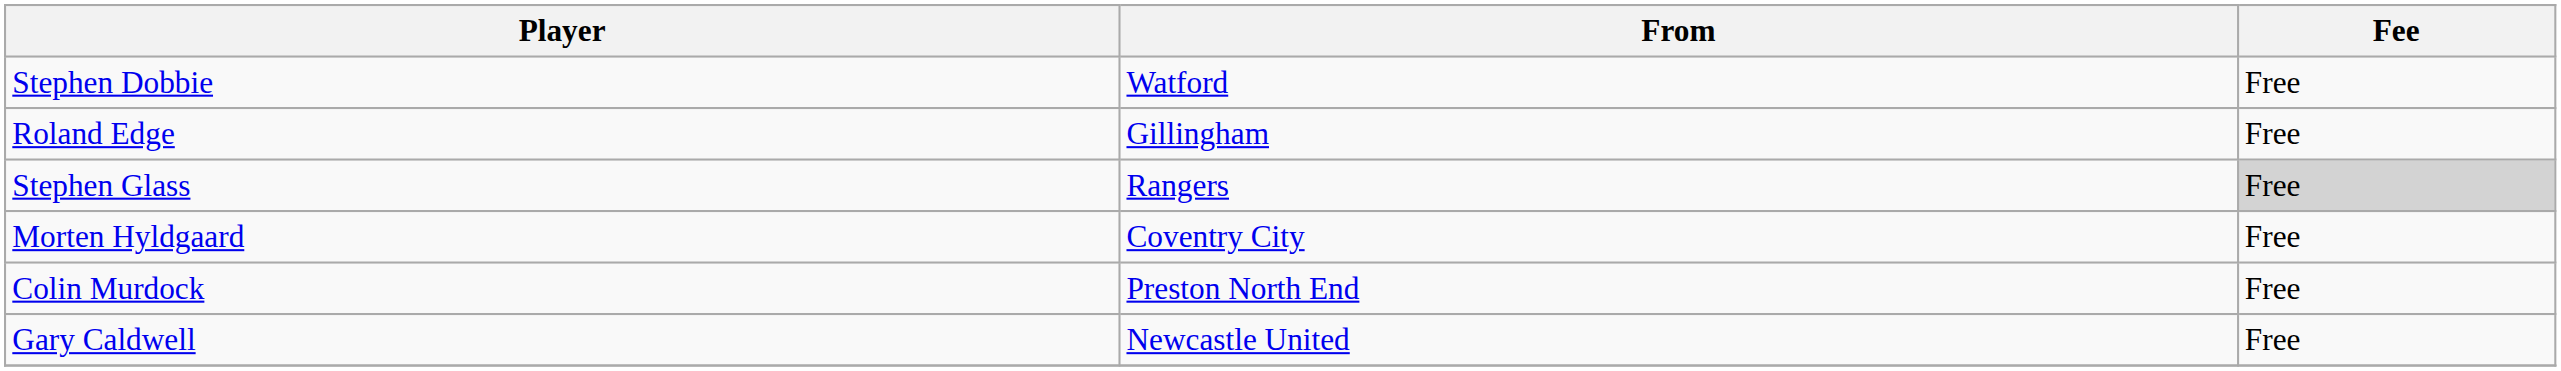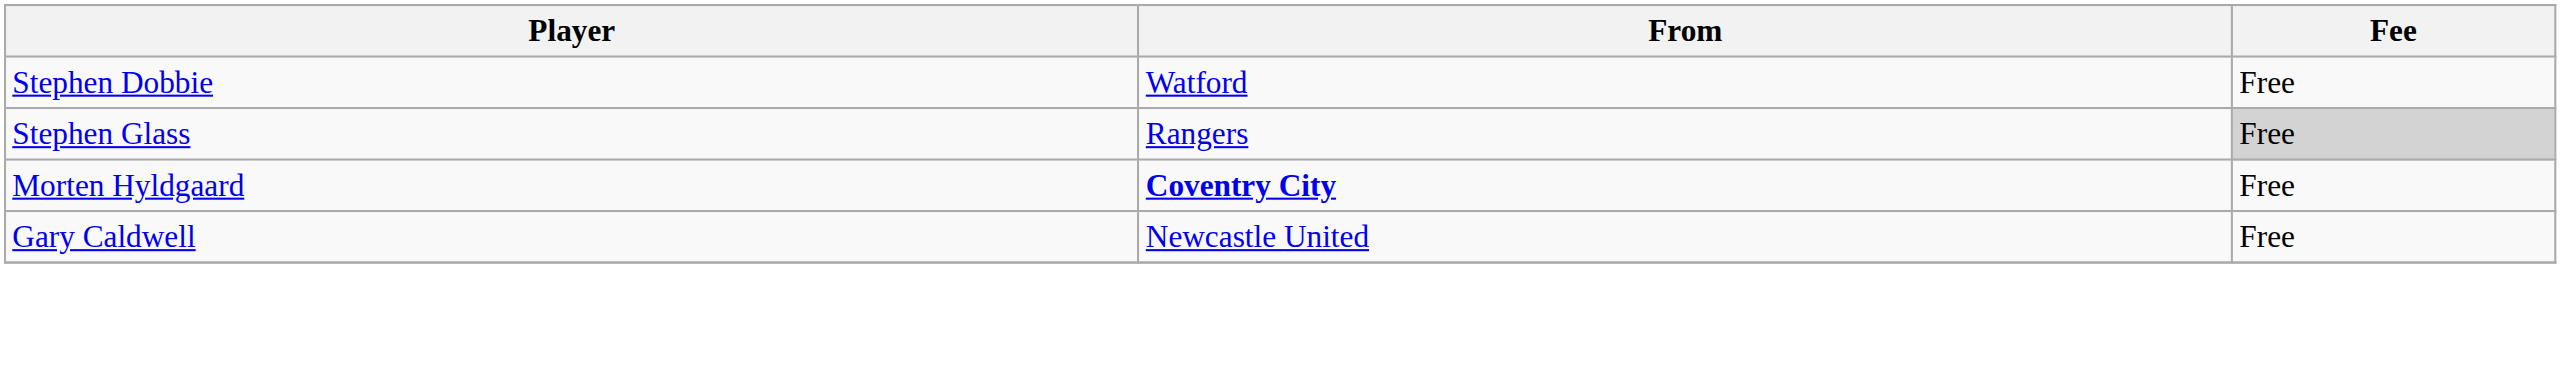- row: (94, 133)
(1216, 237) normal -> (1241, 185) bold
- row: (108, 288)
